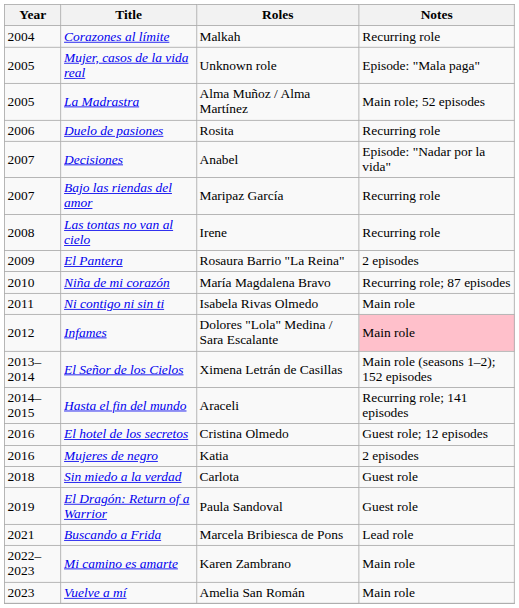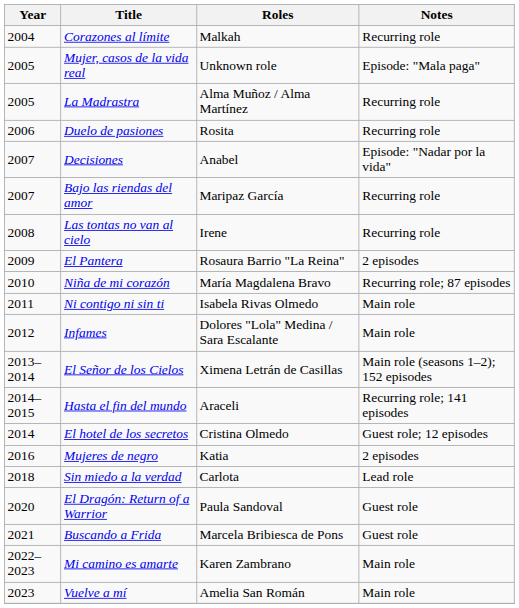(424, 101) Main role; 52 episodes -> (401, 101) Recurring role
(389, 332) pink background -> (389, 332) no background
(21, 434) 2016 -> (21, 434) 2014
(390, 477) Guest role -> (388, 477) Lead role
(21, 506) 2019 -> (21, 506) 2020
(388, 534) Lead role -> (390, 534) Guest role
